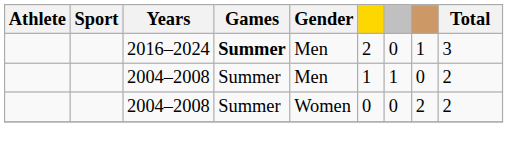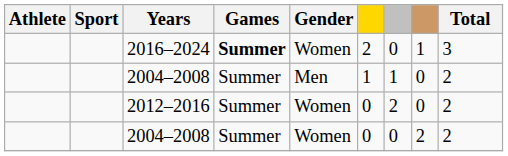(311, 48) Men -> (323, 48) Women
+ row: (37, 107)
